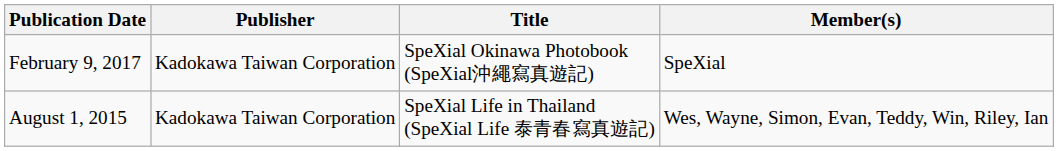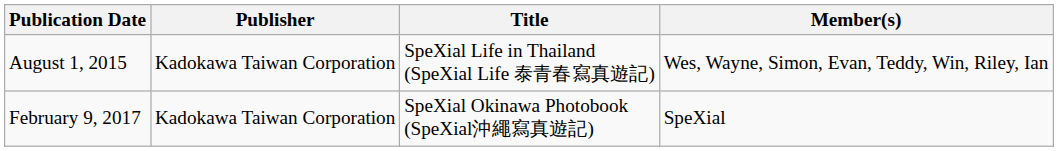rows swapped: (68, 118) <-> (75, 62)
